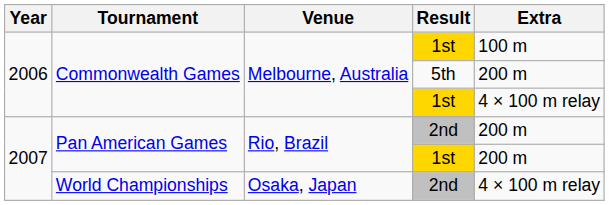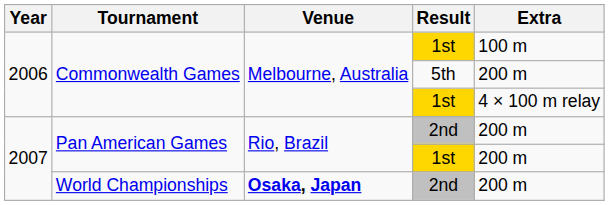(302, 185) normal -> (305, 185) bold
(539, 185) 4 × 100 m relay -> (503, 185) 200 m
